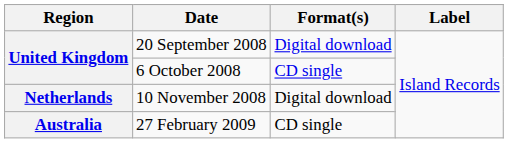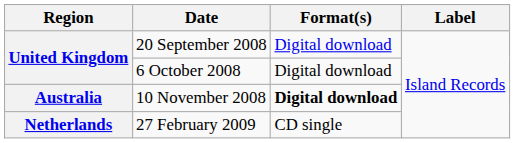(308, 71) CD single -> (333, 71) Digital download
(68, 97) Netherlands -> (68, 97) Australia
(333, 97) normal -> (336, 97) bold
(68, 124) Australia -> (68, 124) Netherlands
